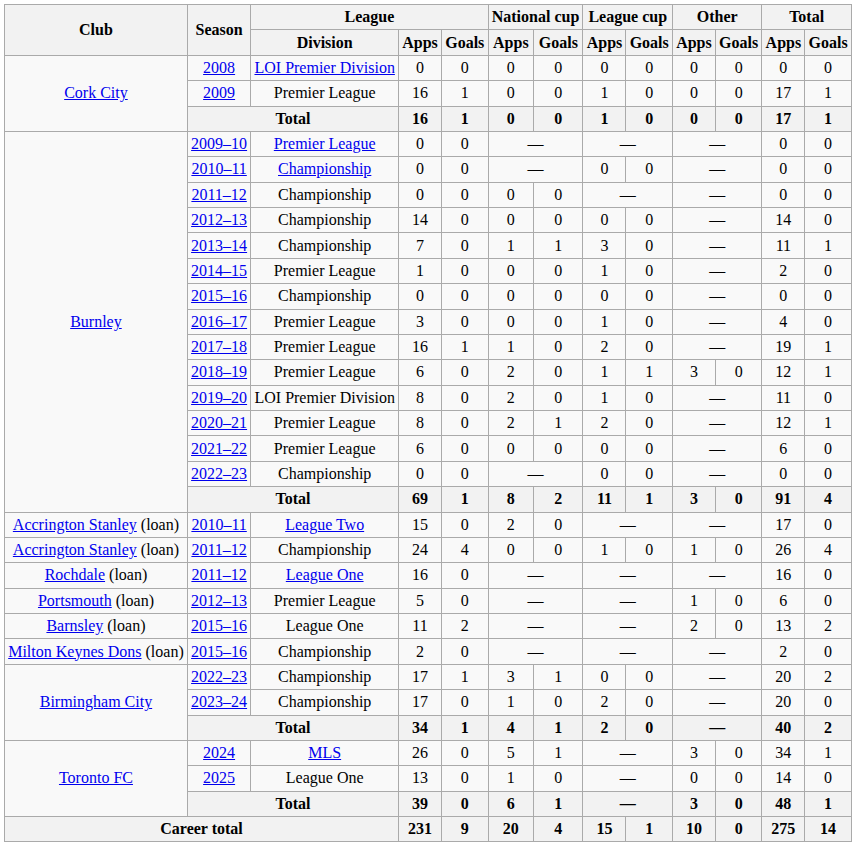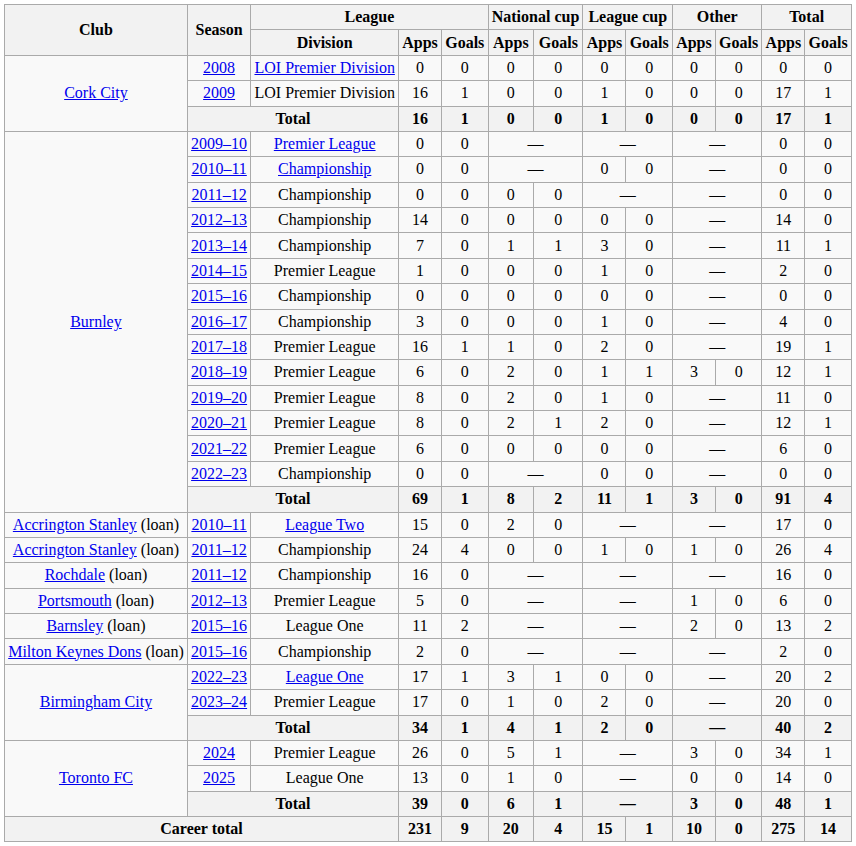(325, 93) Premier League -> (325, 93) LOI Premier Division
(325, 321) Premier League -> (325, 321) Championship
(325, 397) LOI Premier Division -> (325, 397) Premier League
(325, 575) League One -> (325, 575) Championship
(325, 676) Championship -> (325, 676) League One
(325, 702) Championship -> (325, 702) Premier League
(325, 753) MLS -> (325, 753) Premier League
